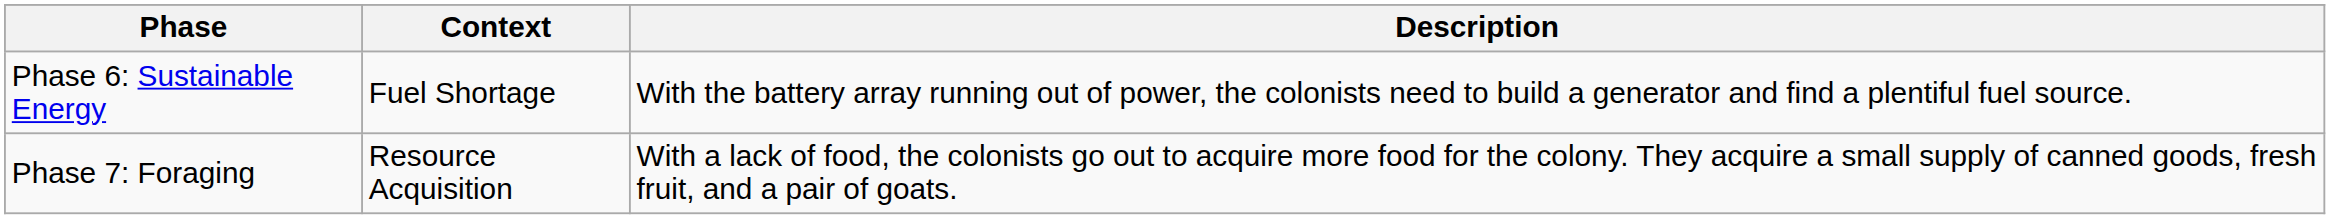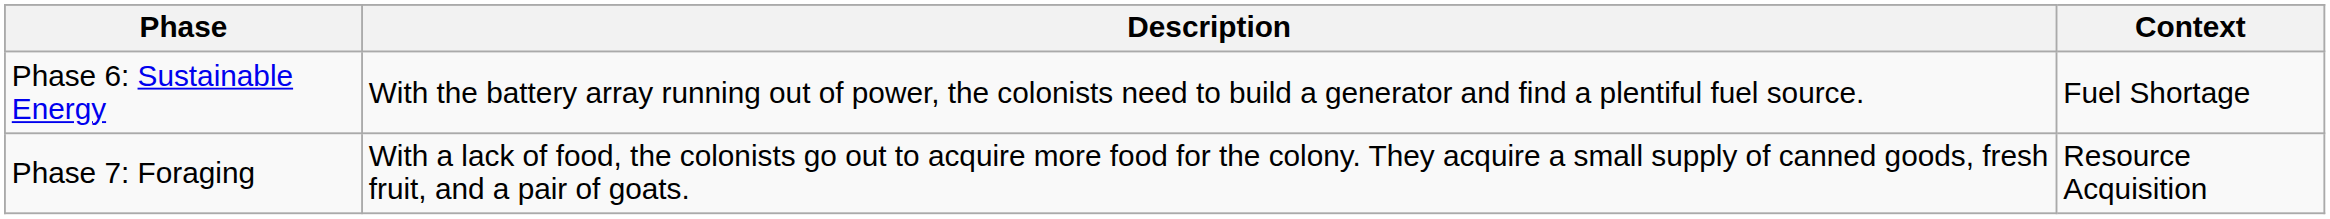columns swapped: (496, 28) <-> (1477, 28)
